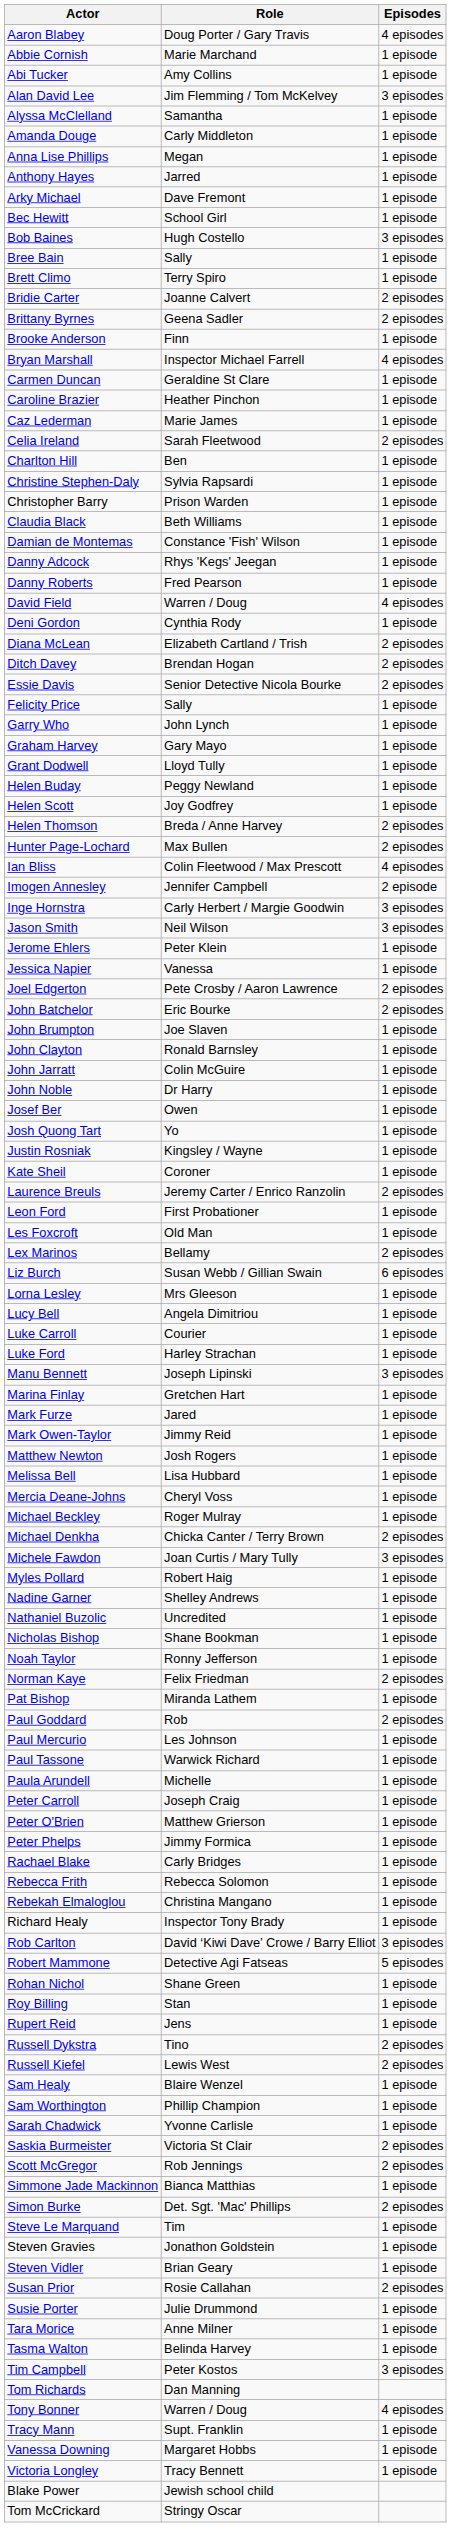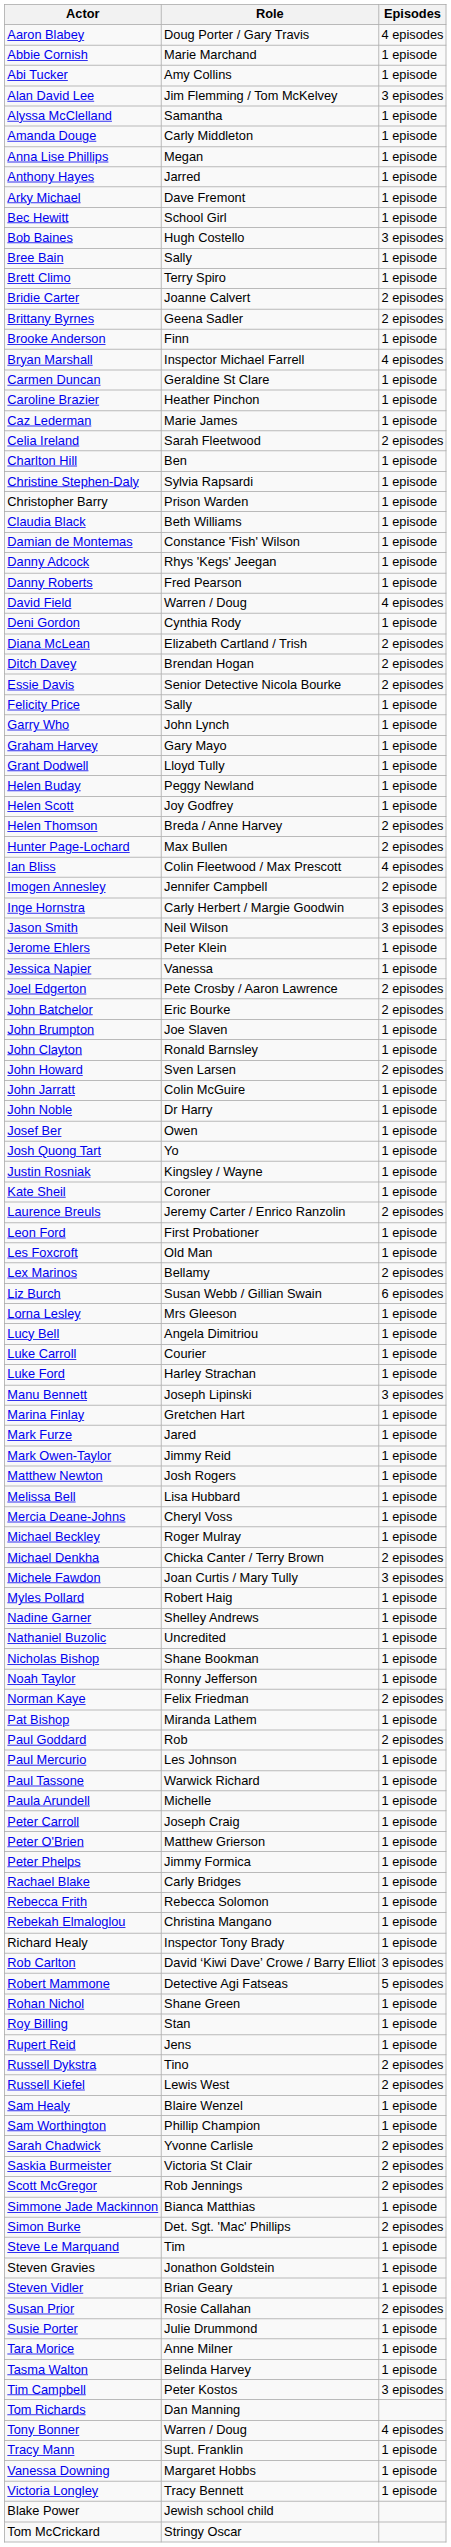+ row: (45, 1070)
(409, 2125) 1 episode -> (412, 2146) 2 episodes
